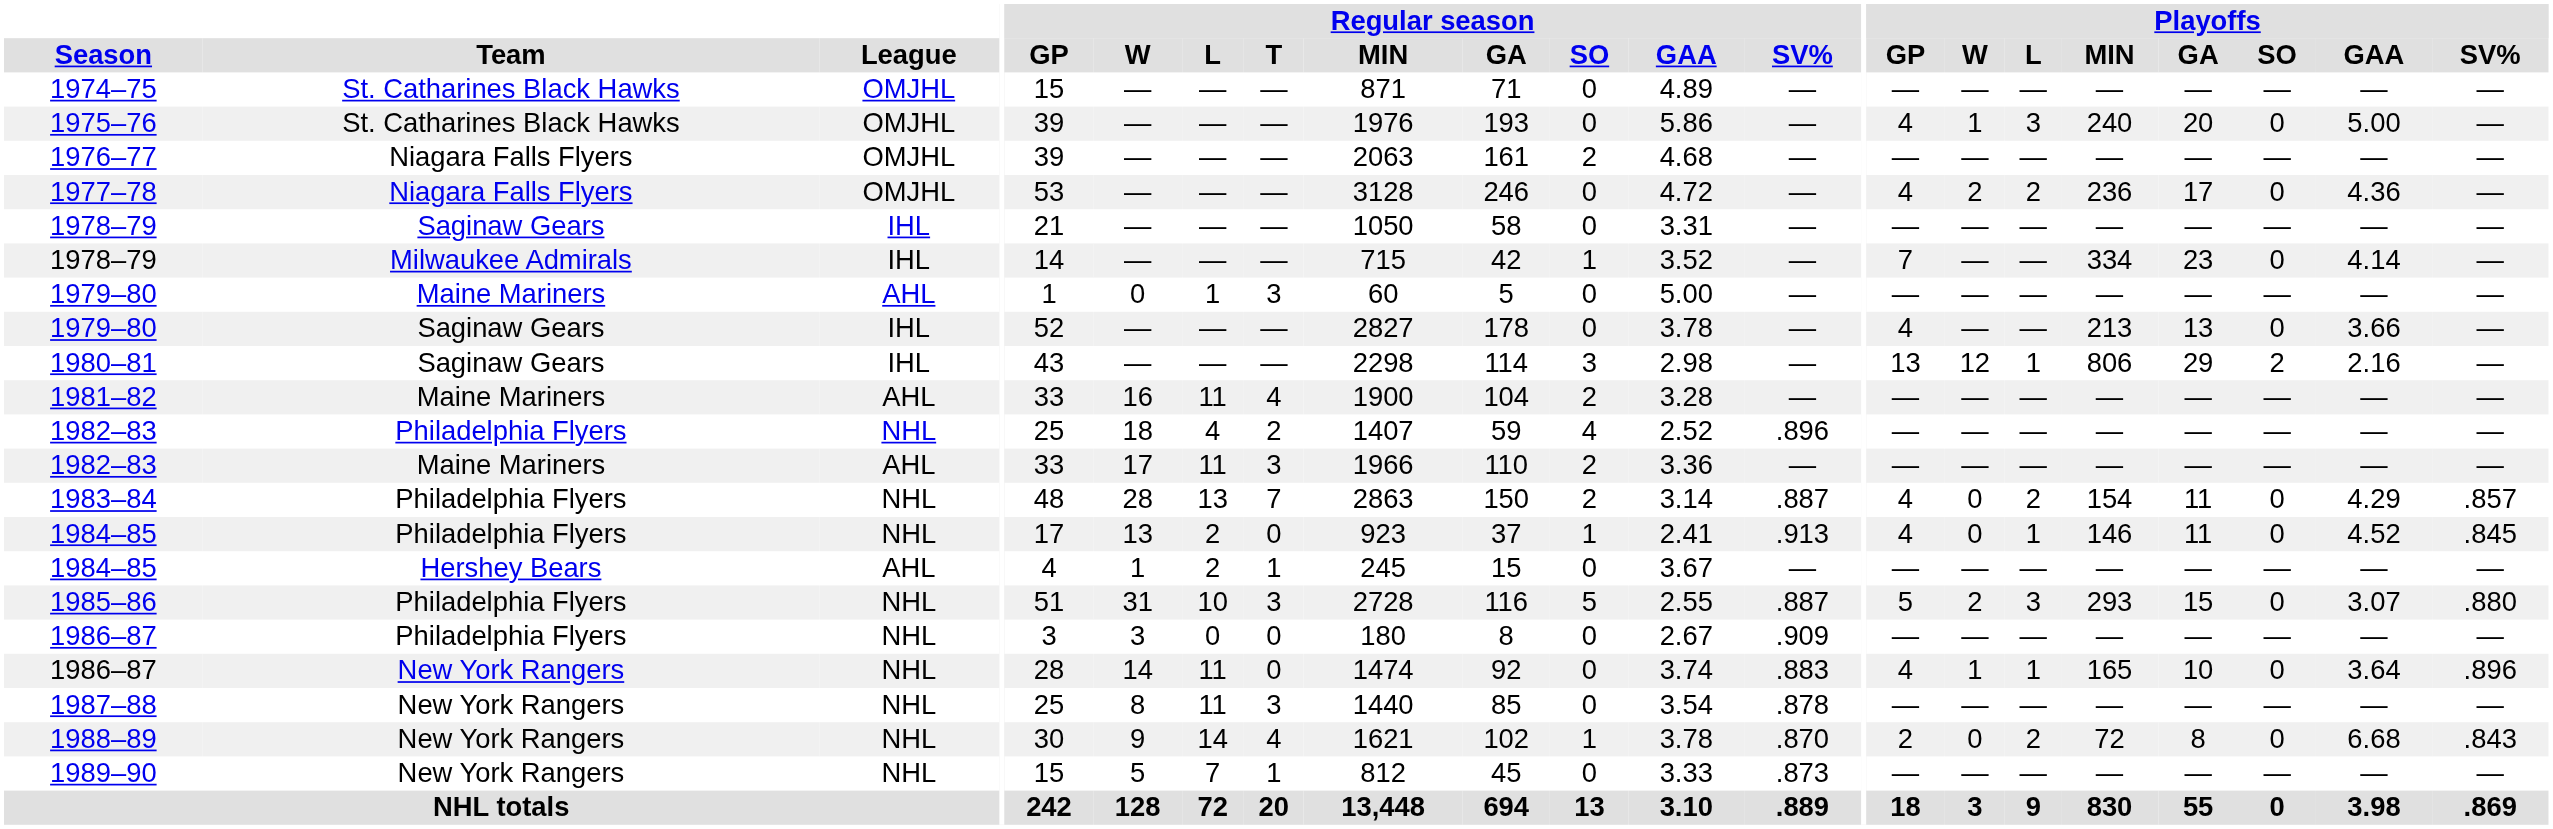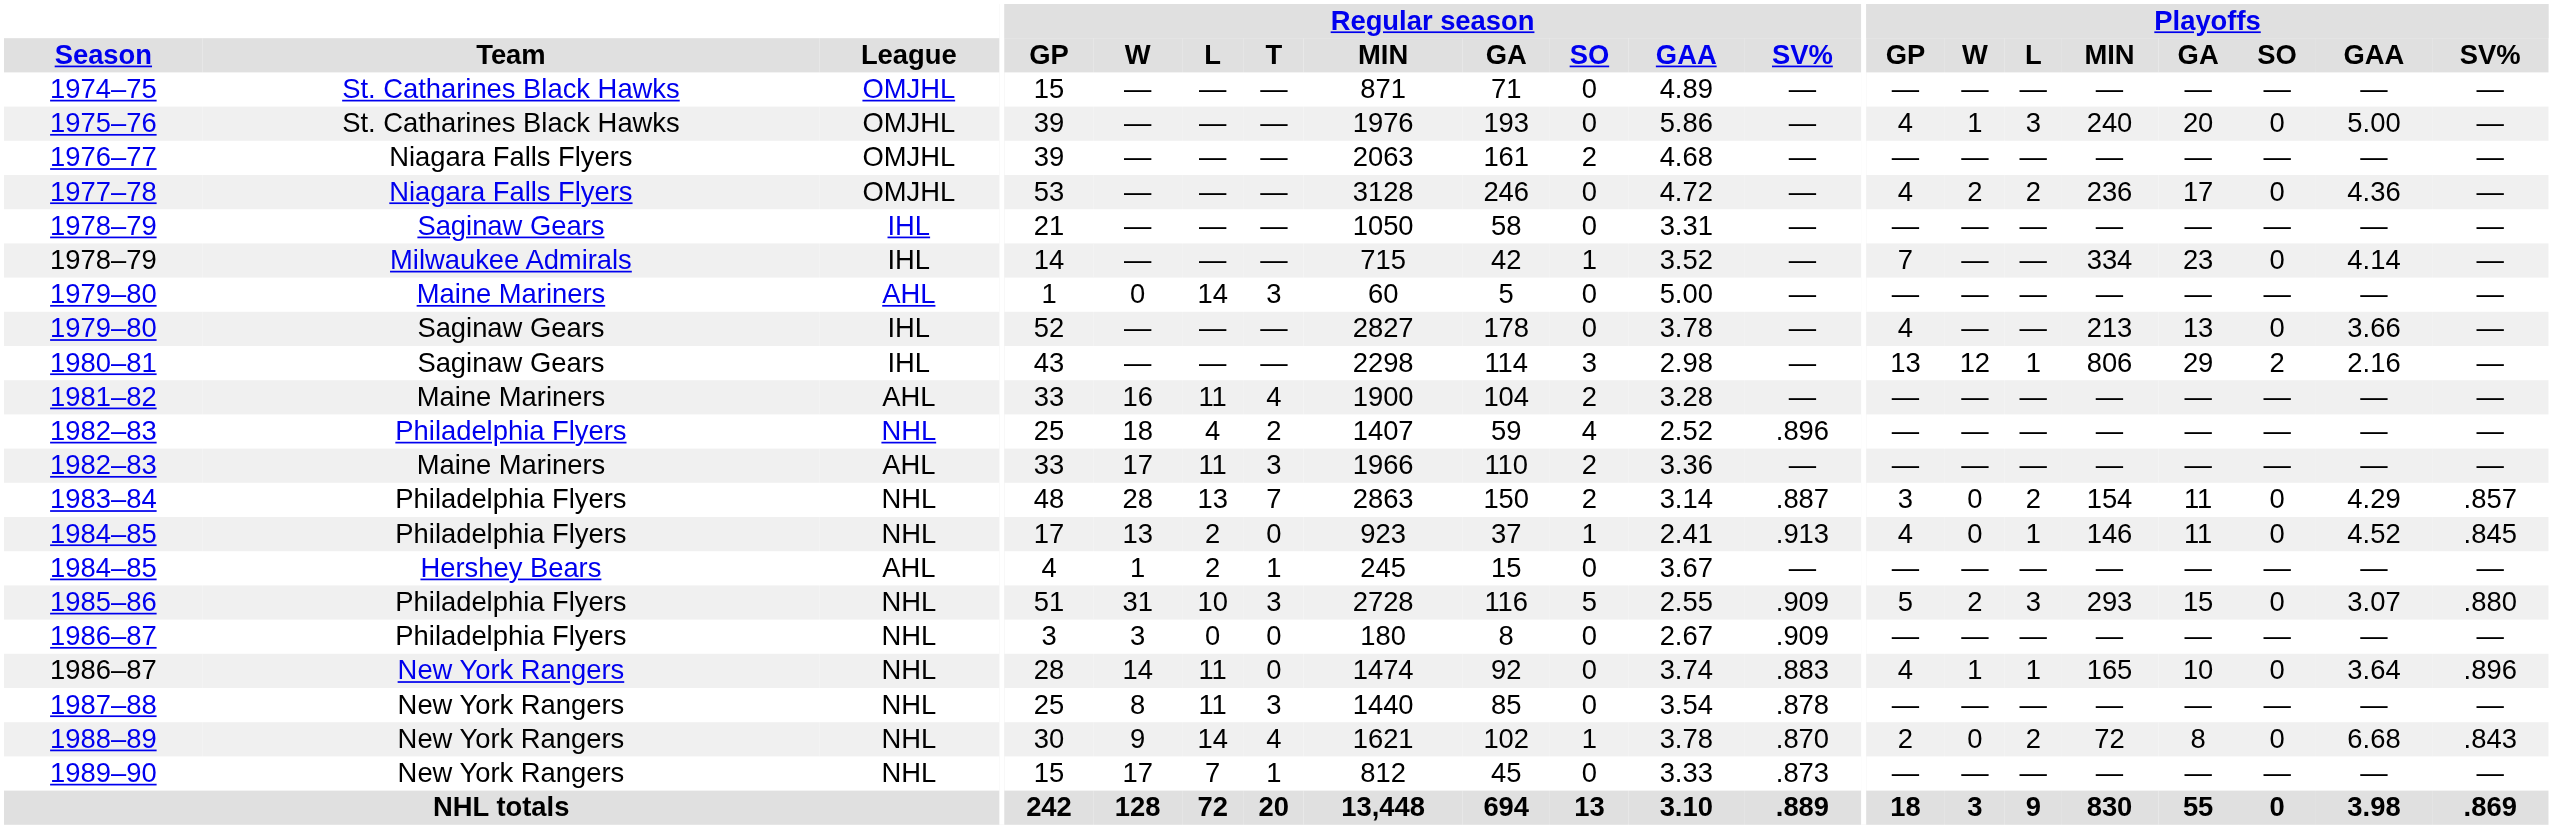(1213, 294) 1 -> (1213, 294) 14
(1905, 499) 4 -> (1905, 499) 3
(1802, 602) .887 -> (1802, 602) .909
(1138, 773) 5 -> (1138, 773) 17
